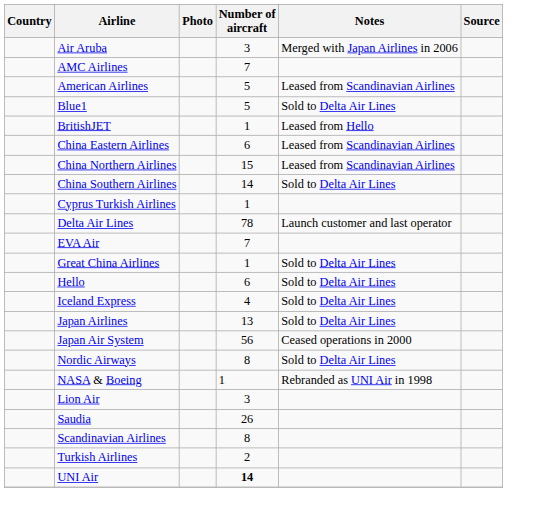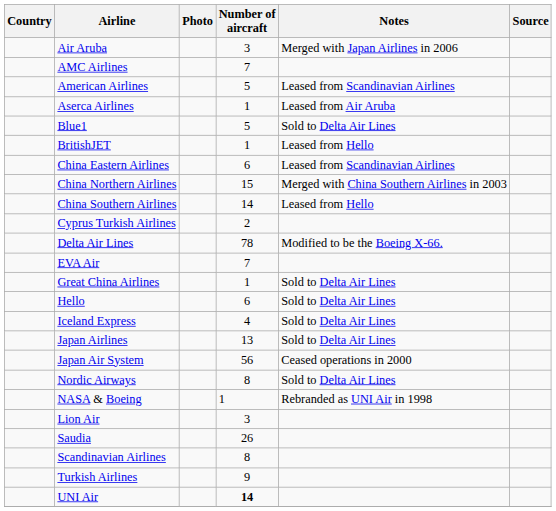+ row: (96, 106)
(368, 164) Leased from Scandinavian Airlines -> (394, 184) Merged with China Southern Airlines in 2003
(338, 184) Sold to Delta Air Lines -> (327, 203) Leased from Hello
(247, 203) 1 -> (247, 223) 2
(366, 223) Launch customer and last operator -> (362, 243) Modified to be the Boeing X-66.
(247, 457) 2 -> (247, 477) 9
